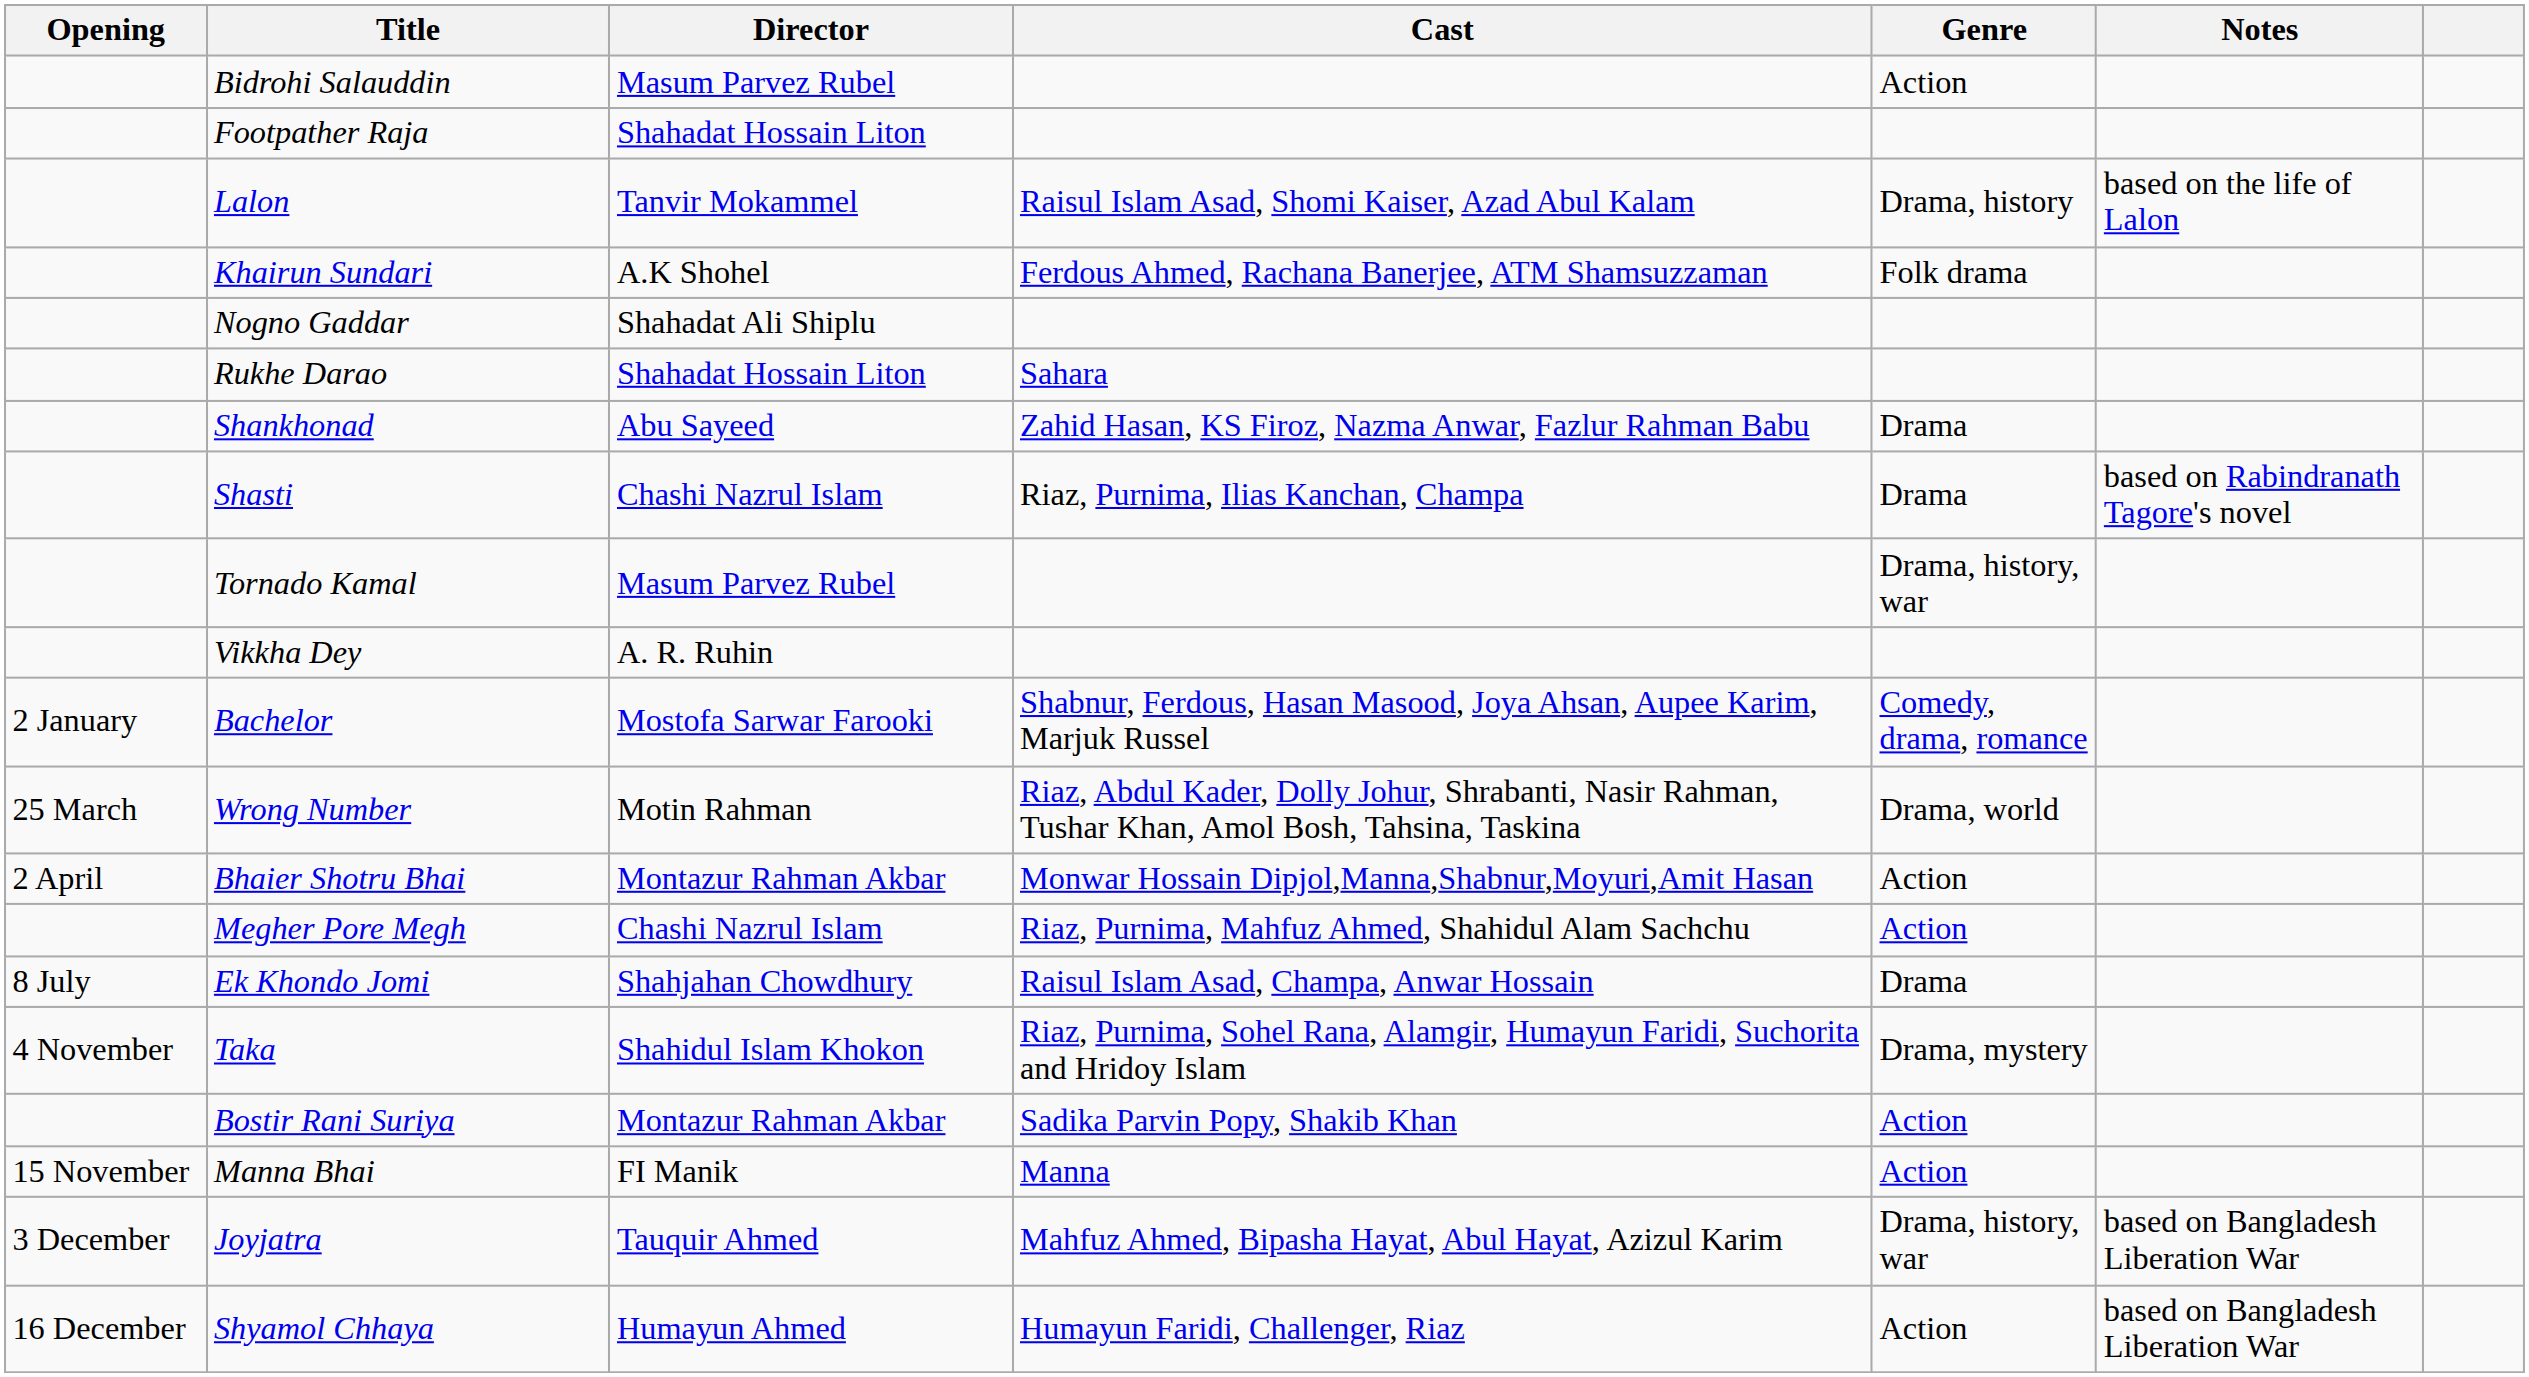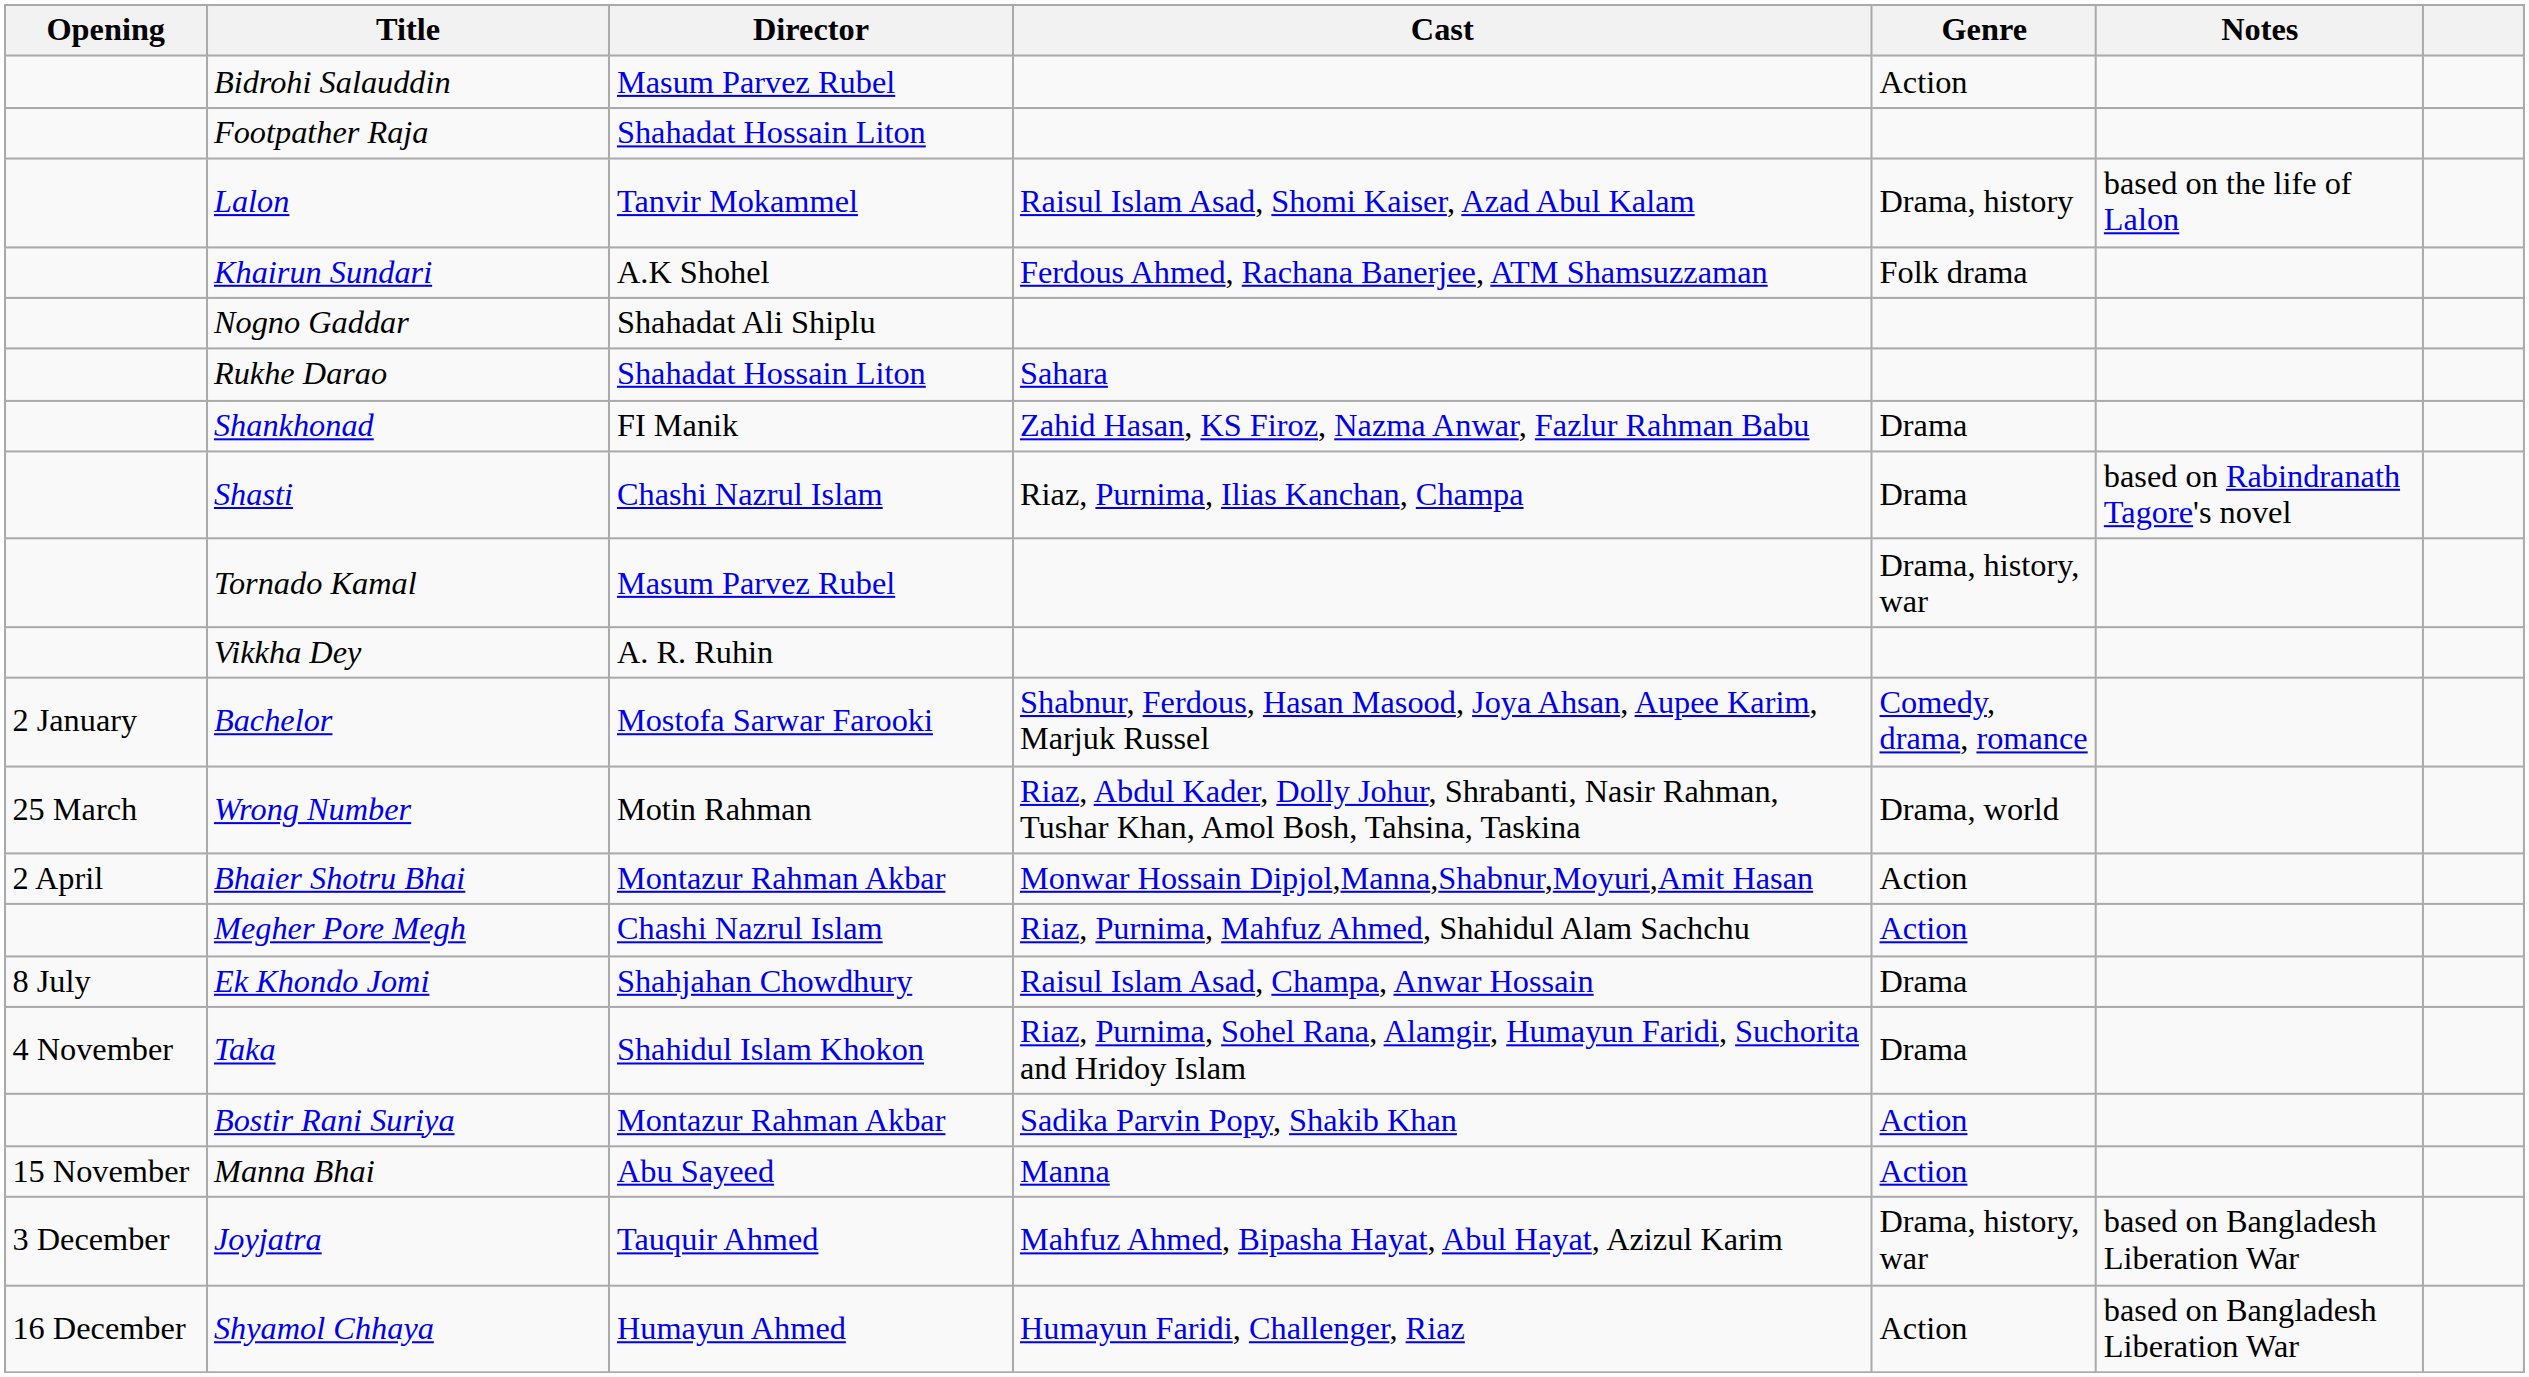(696, 425) Abu Sayeed -> (678, 425) FI Manik
(1984, 1050) Drama, mystery -> (1923, 1050) Drama
(678, 1170) FI Manik -> (696, 1170) Abu Sayeed
